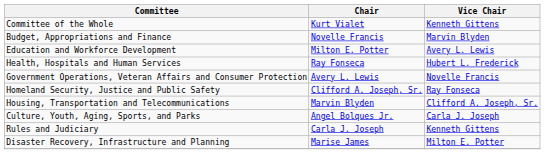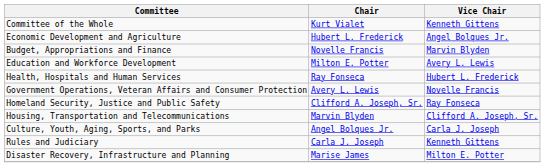+ row: (94, 37)
